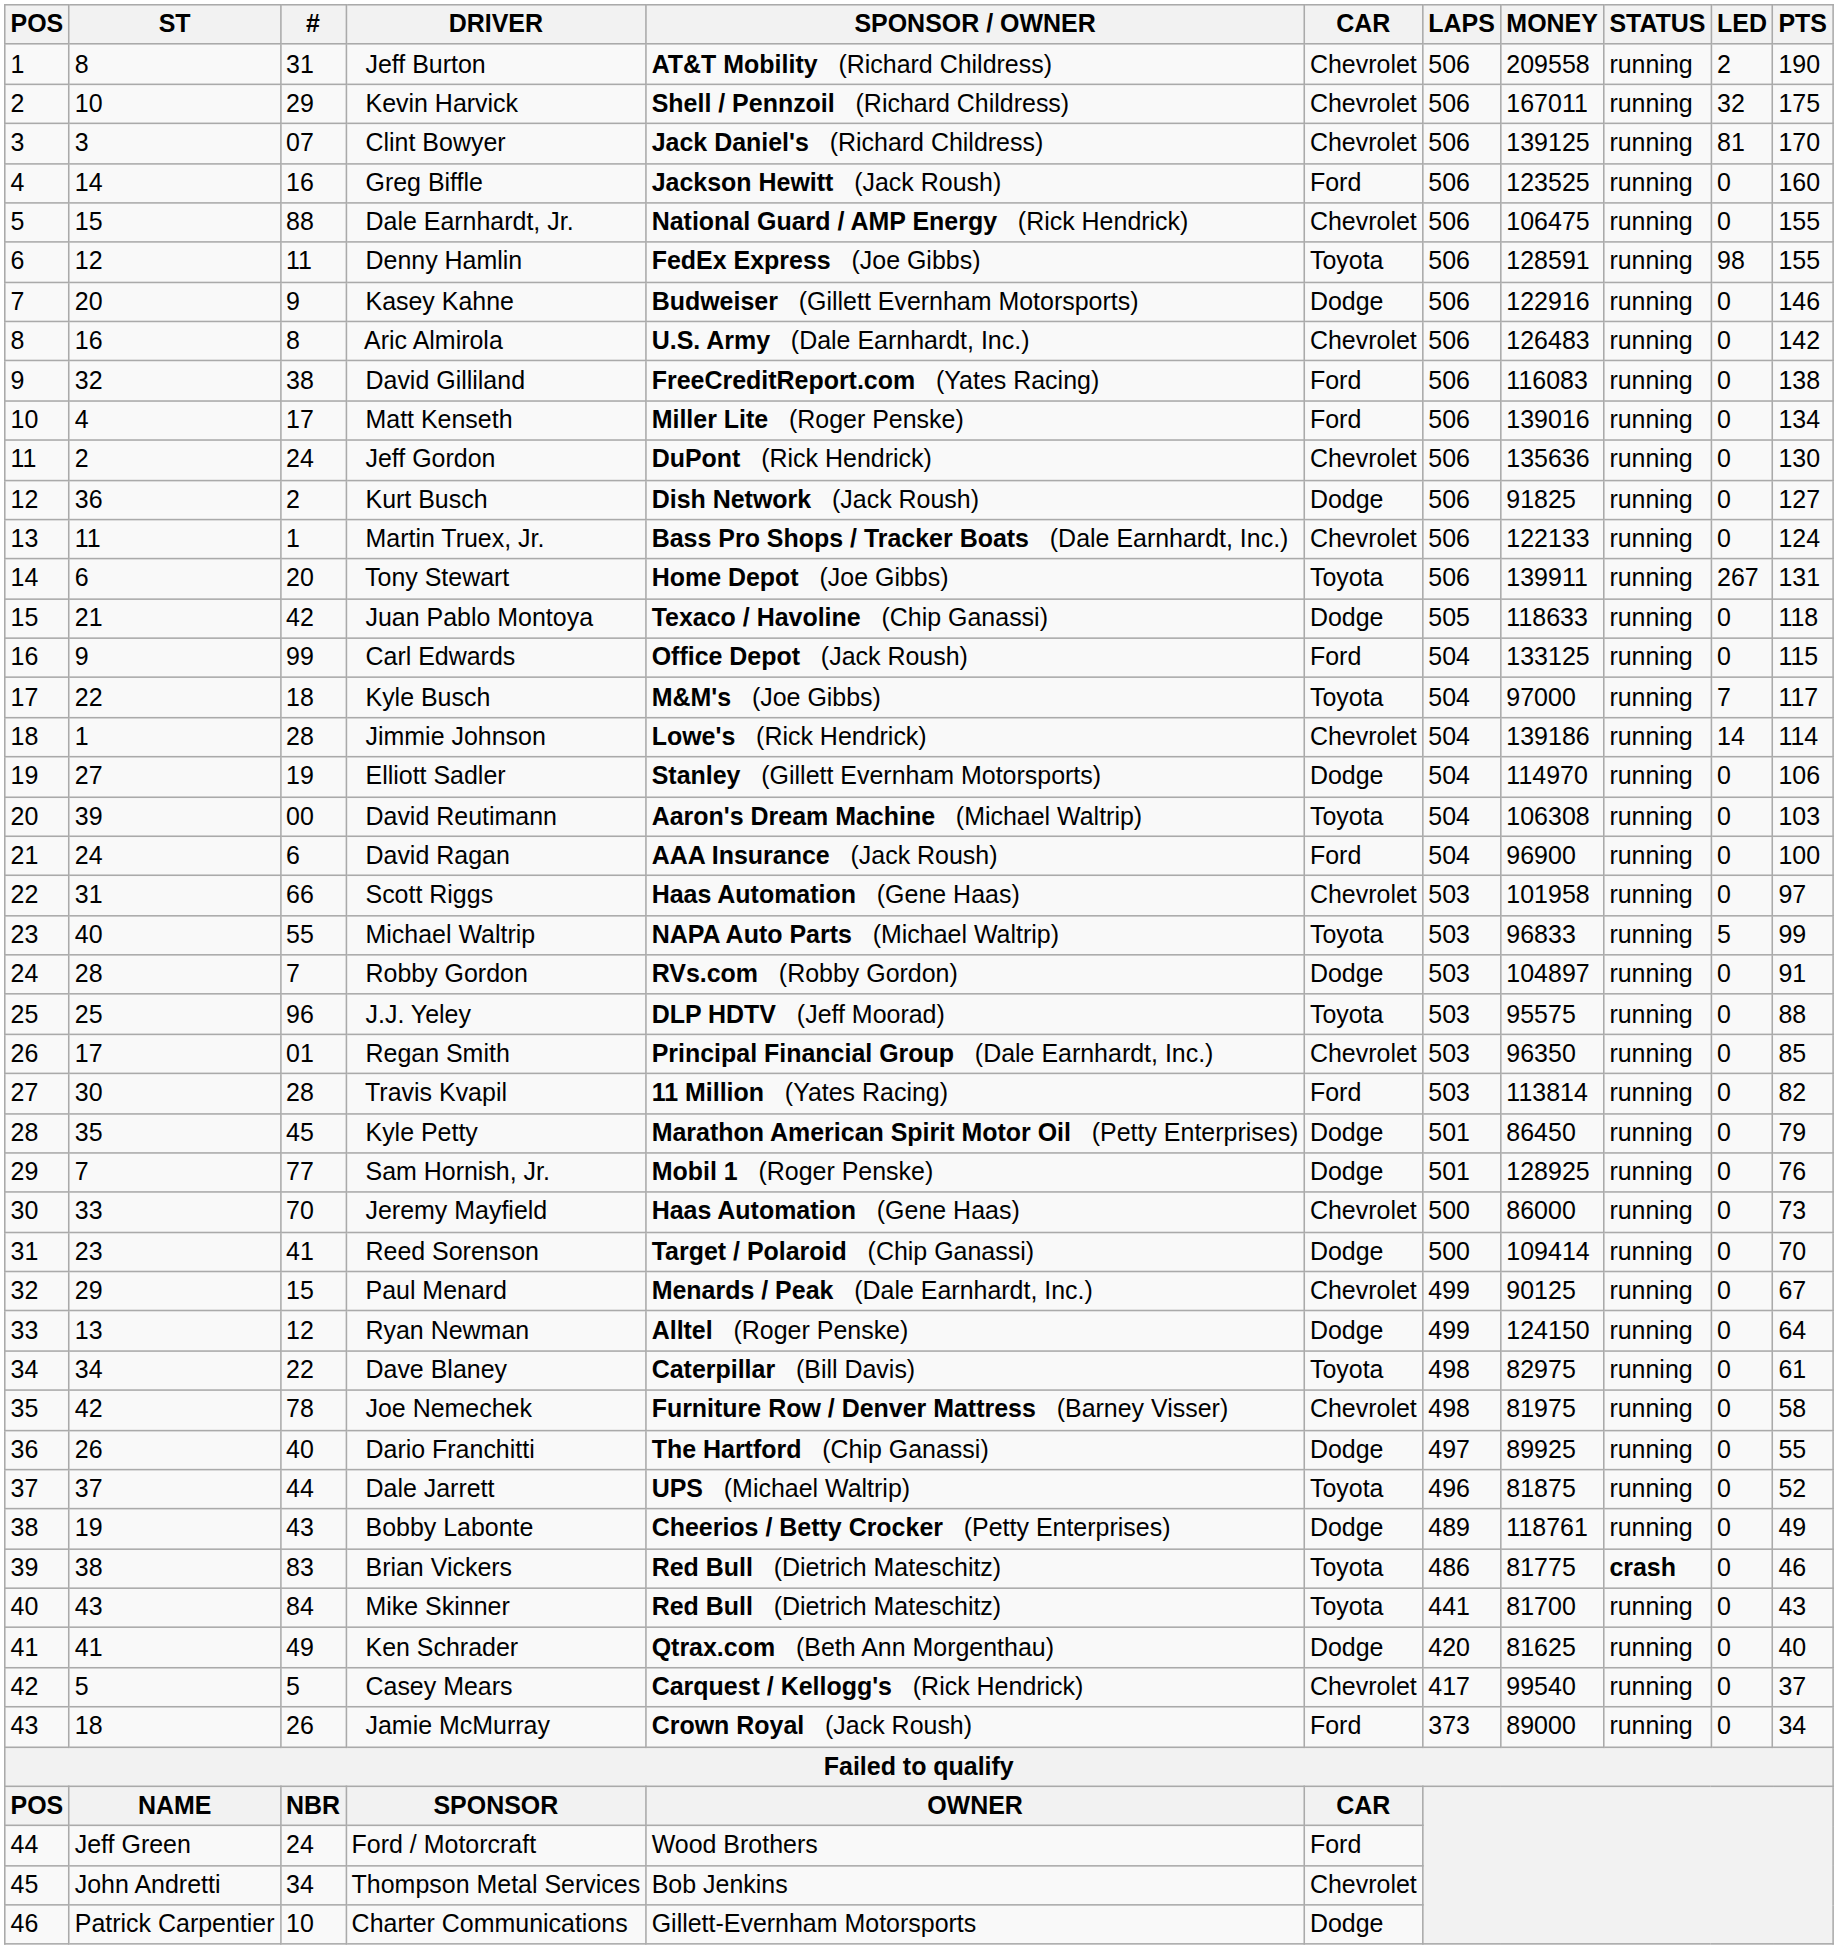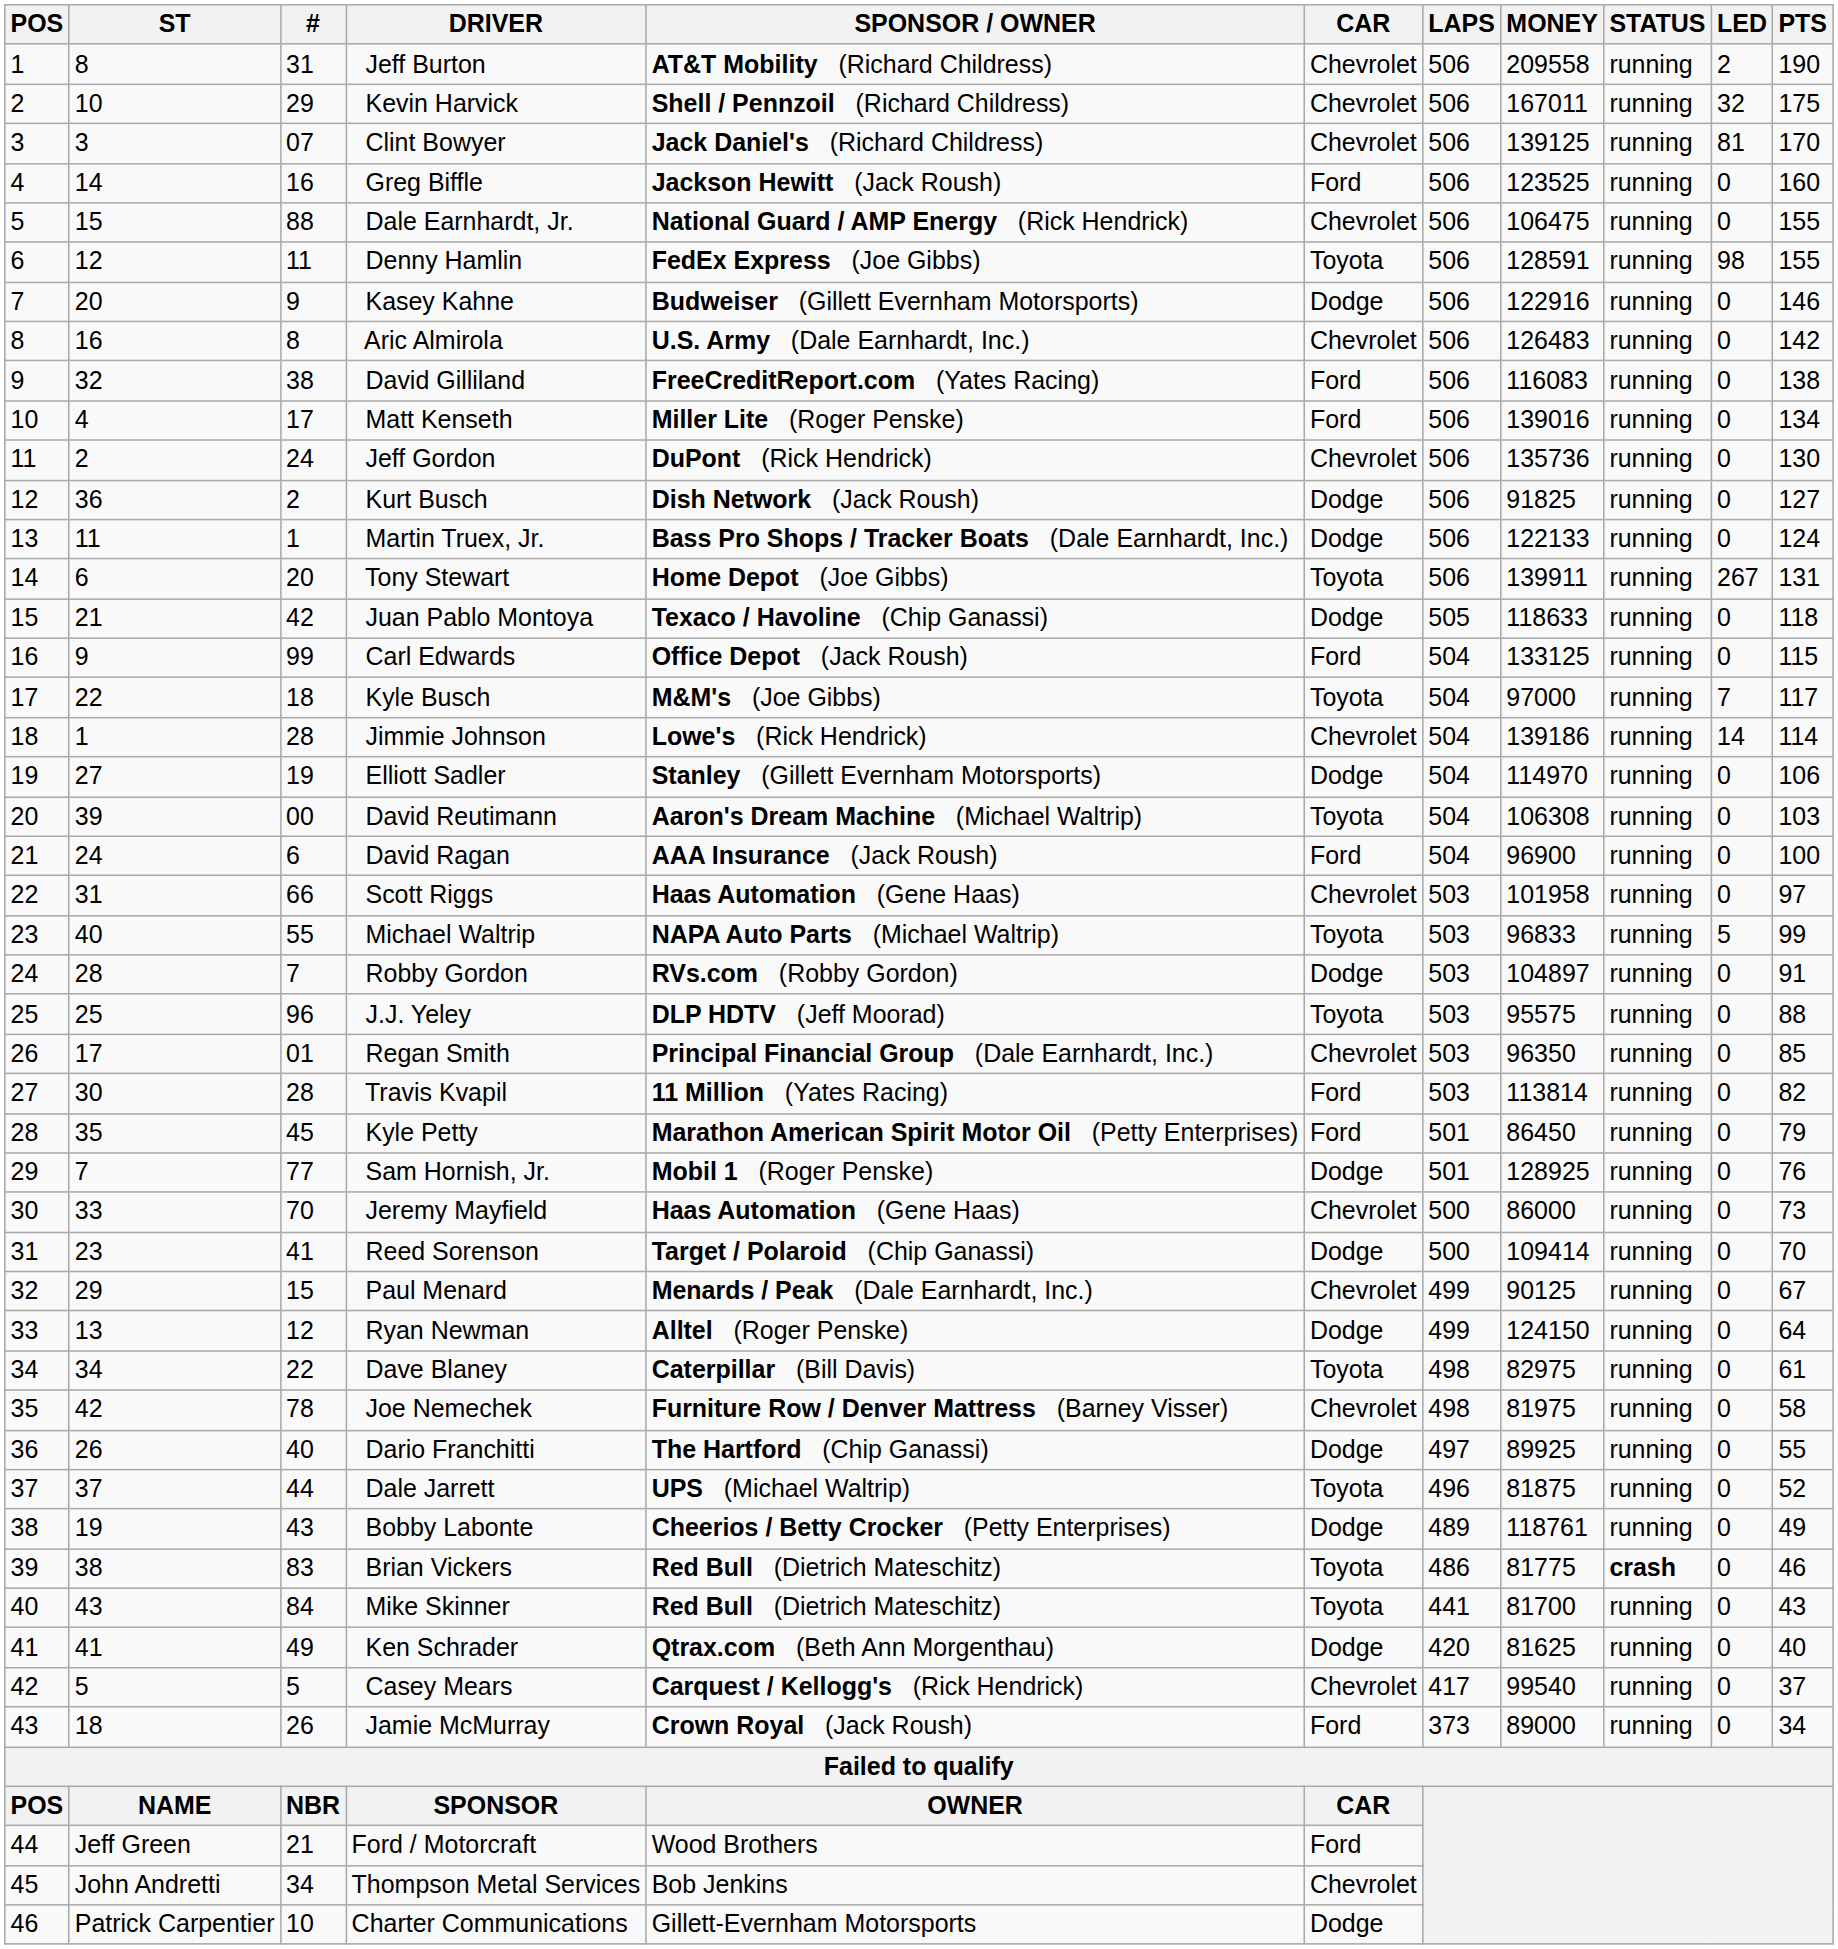(1548, 459) 135636 -> (1548, 459) 135736
(1363, 538) Chevrolet -> (1347, 538) Dodge
(1347, 1132) Dodge -> (1336, 1132) Ford
(300, 1845) 24 -> (300, 1845) 21
